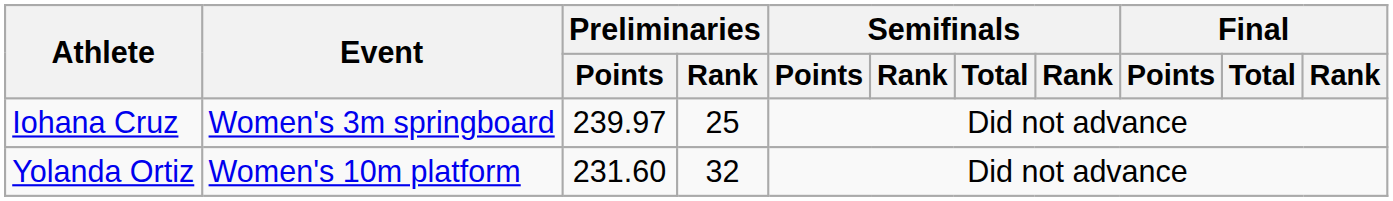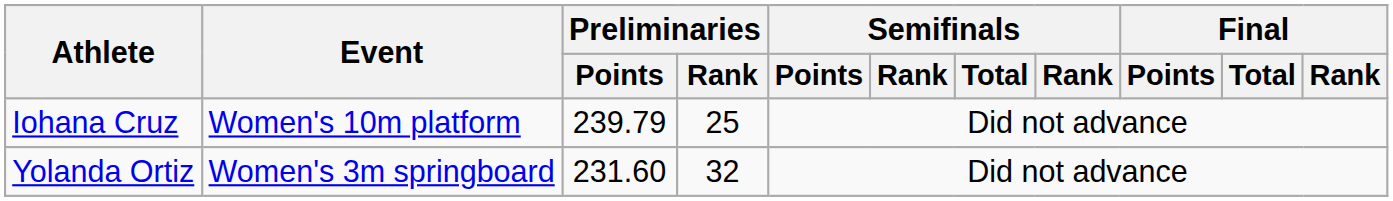(382, 123) Women's 3m springboard -> (365, 123) Women's 10m platform
(620, 123) 239.97 -> (620, 123) 239.79
(365, 172) Women's 10m platform -> (382, 172) Women's 3m springboard
